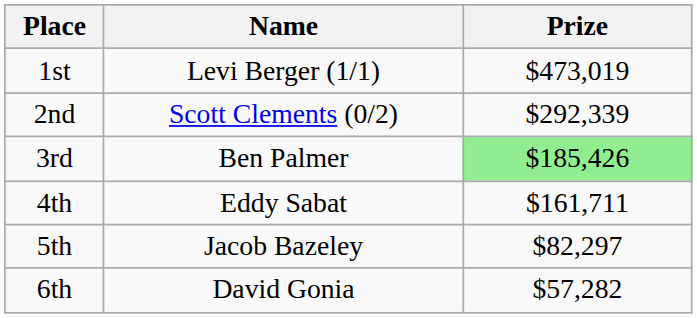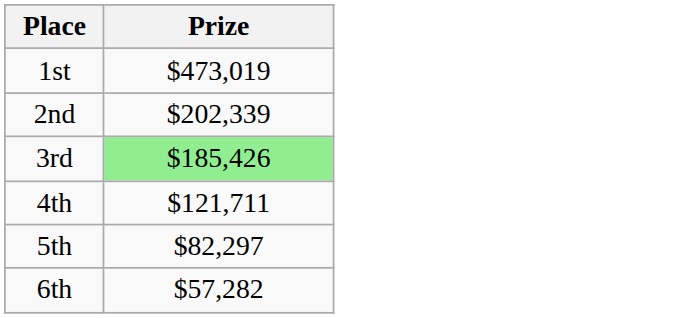- column: (283, 26)
(577, 114) $292,339 -> (219, 114) $202,339
(577, 202) $161,711 -> (219, 202) $121,711
